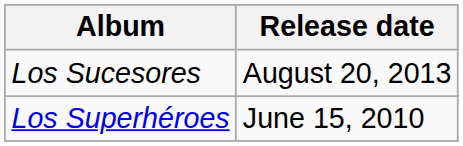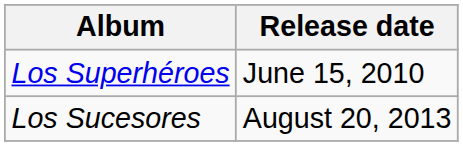rows swapped: (121, 118) <-> (106, 72)
